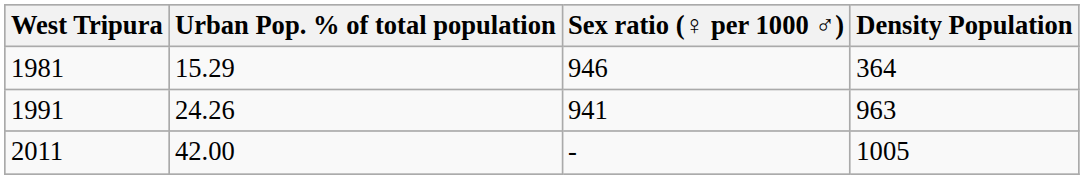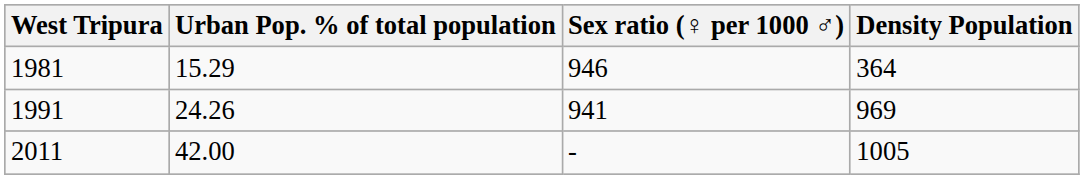(876, 109) 963 -> (876, 109) 969
